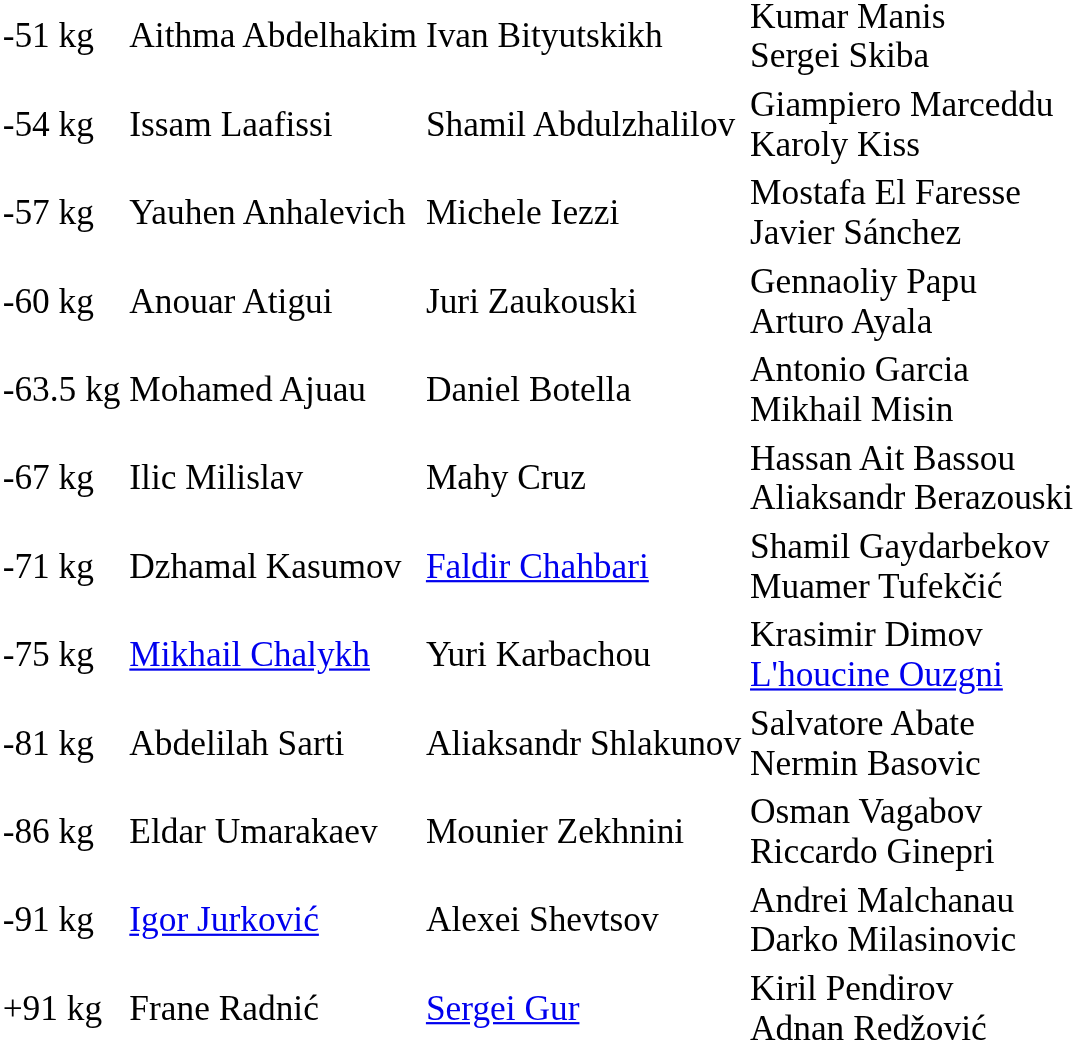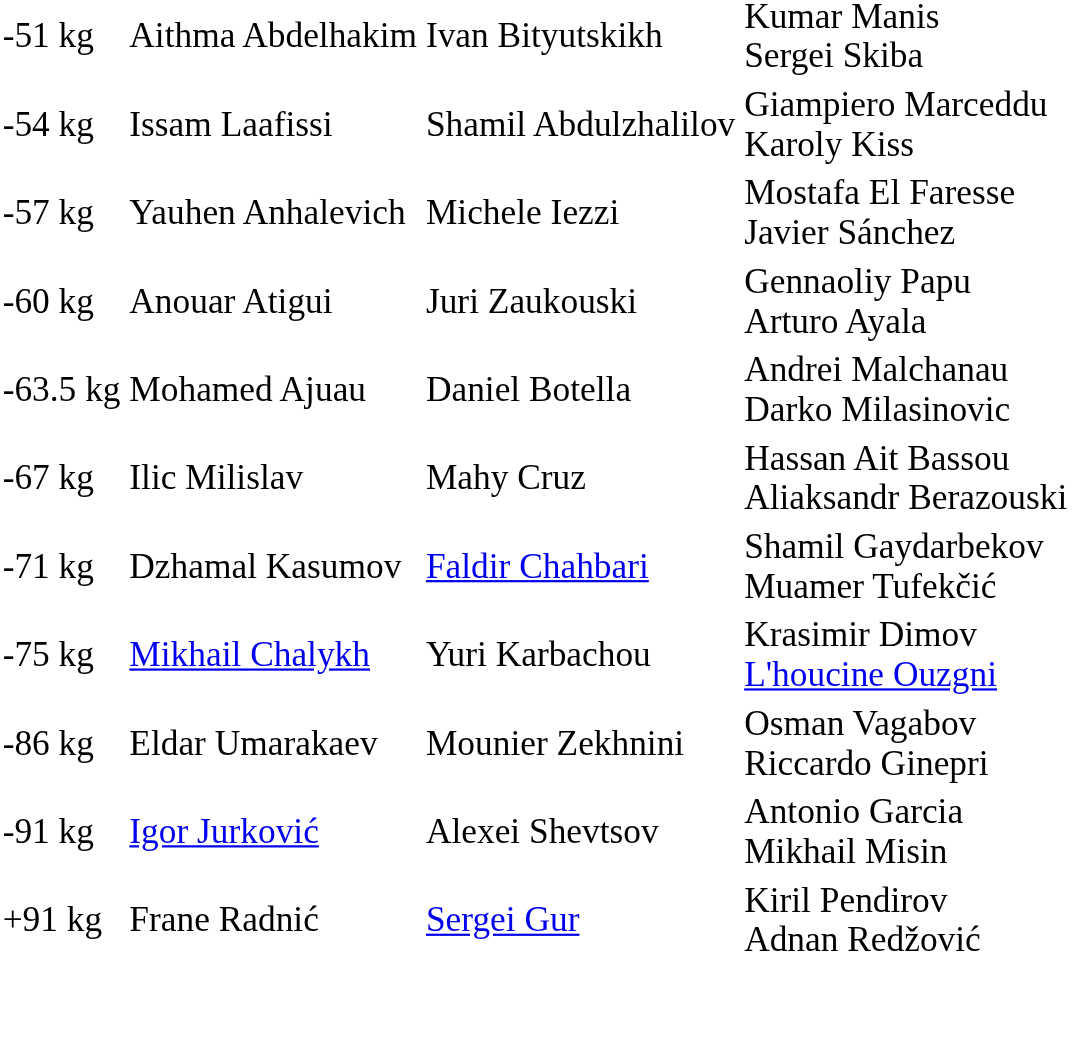(860, 389) Antonio Garcia Mikhail Misin -> (877, 389) Andrei Malchanau Darko Milasinovic
- row: (48, 743)
(883, 919) Andrei Malchanau Darko Milasinovic -> (854, 831) Antonio Garcia Mikhail Misin
